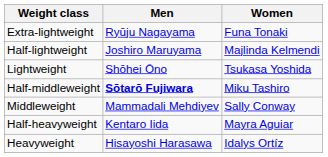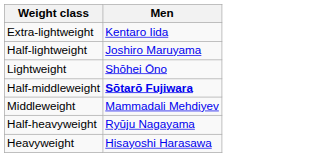- column: (272, 13)
(150, 32) Ryūju Nagayama -> (137, 32) Kentaro Iida
(137, 124) Kentaro Iida -> (150, 124) Ryūju Nagayama
